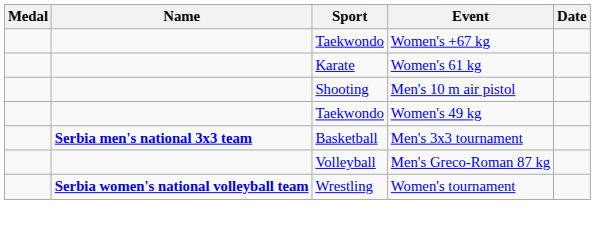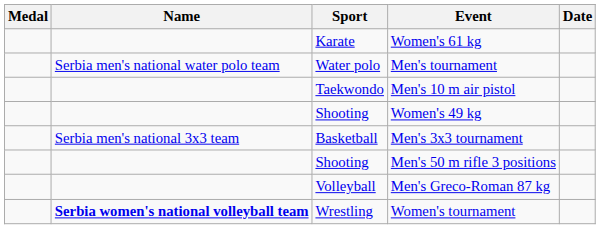- row: (440, 41)
+ row: (444, 65)
(342, 89) Shooting -> (350, 89) Taekwondo
(350, 114) Taekwondo -> (342, 114) Shooting
(153, 138) bold -> (147, 138) normal
+ row: (473, 162)
